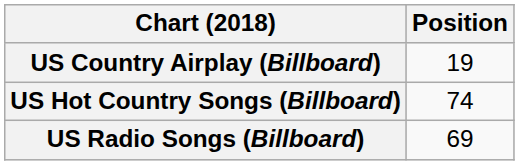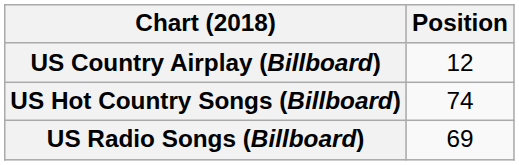(460, 62) 19 -> (460, 62) 12
